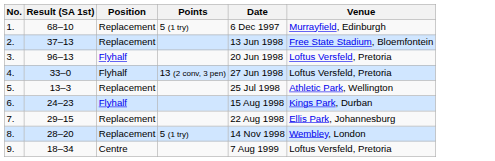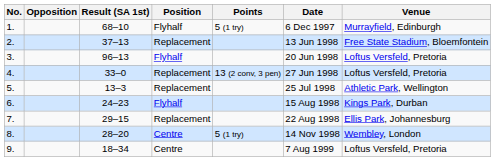+ column: (52, 12)
(127, 27) Replacement -> (168, 27) Flyhalf
(113, 73) Flyhalf -> (182, 73) Replacement
(127, 133) Replacement -> (168, 133) Centre
